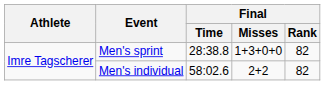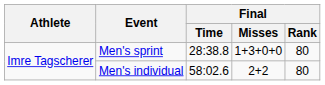(302, 52) 82 -> (302, 52) 80
(302, 71) 82 -> (302, 71) 80
